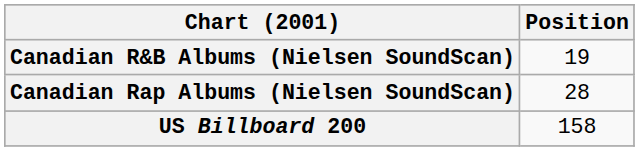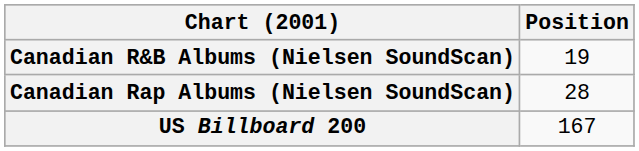(577, 128) 158 -> (577, 128) 167
